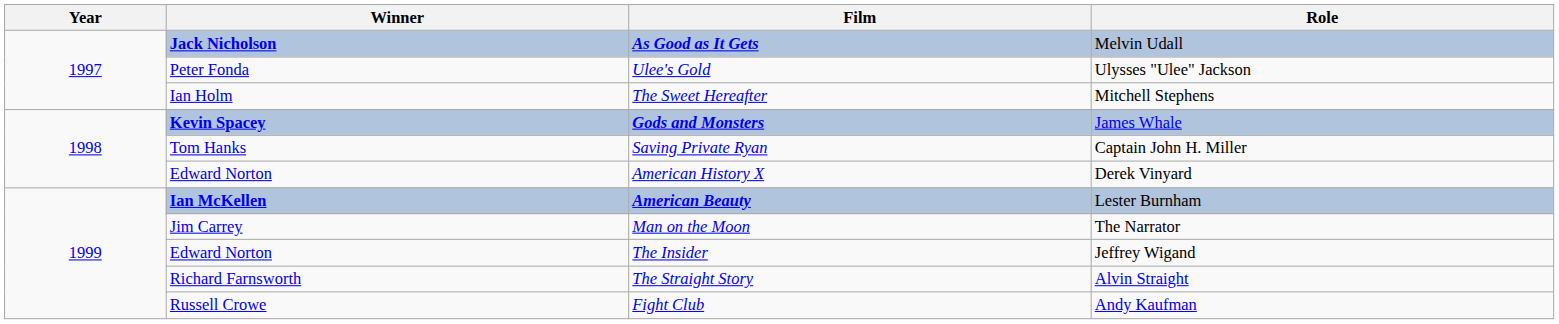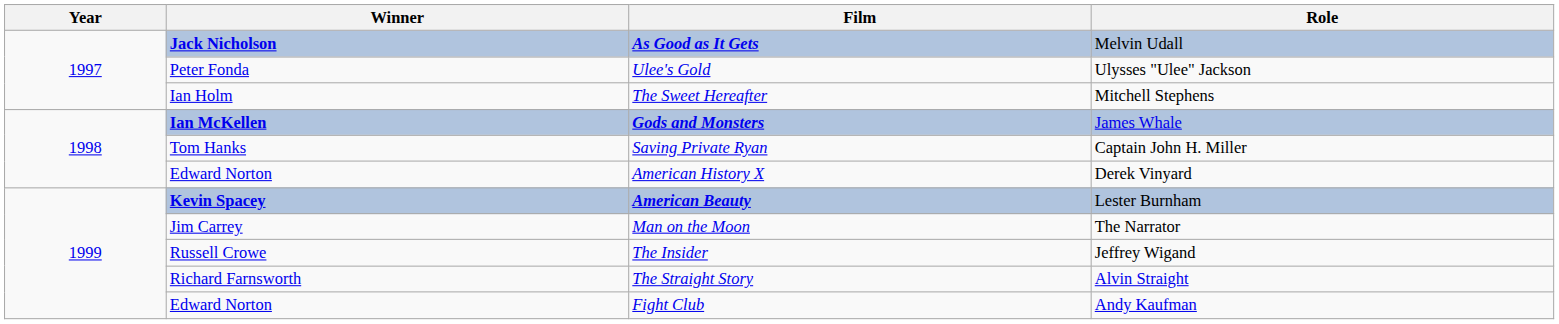(218, 122) Kevin Spacey -> (218, 122) Ian McKellen
(218, 200) Ian McKellen -> (218, 200) Kevin Spacey
(221, 252) Edward Norton -> (218, 252) Russell Crowe
(218, 305) Russell Crowe -> (221, 305) Edward Norton
